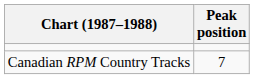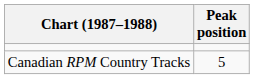(222, 62) 7 -> (222, 62) 5
